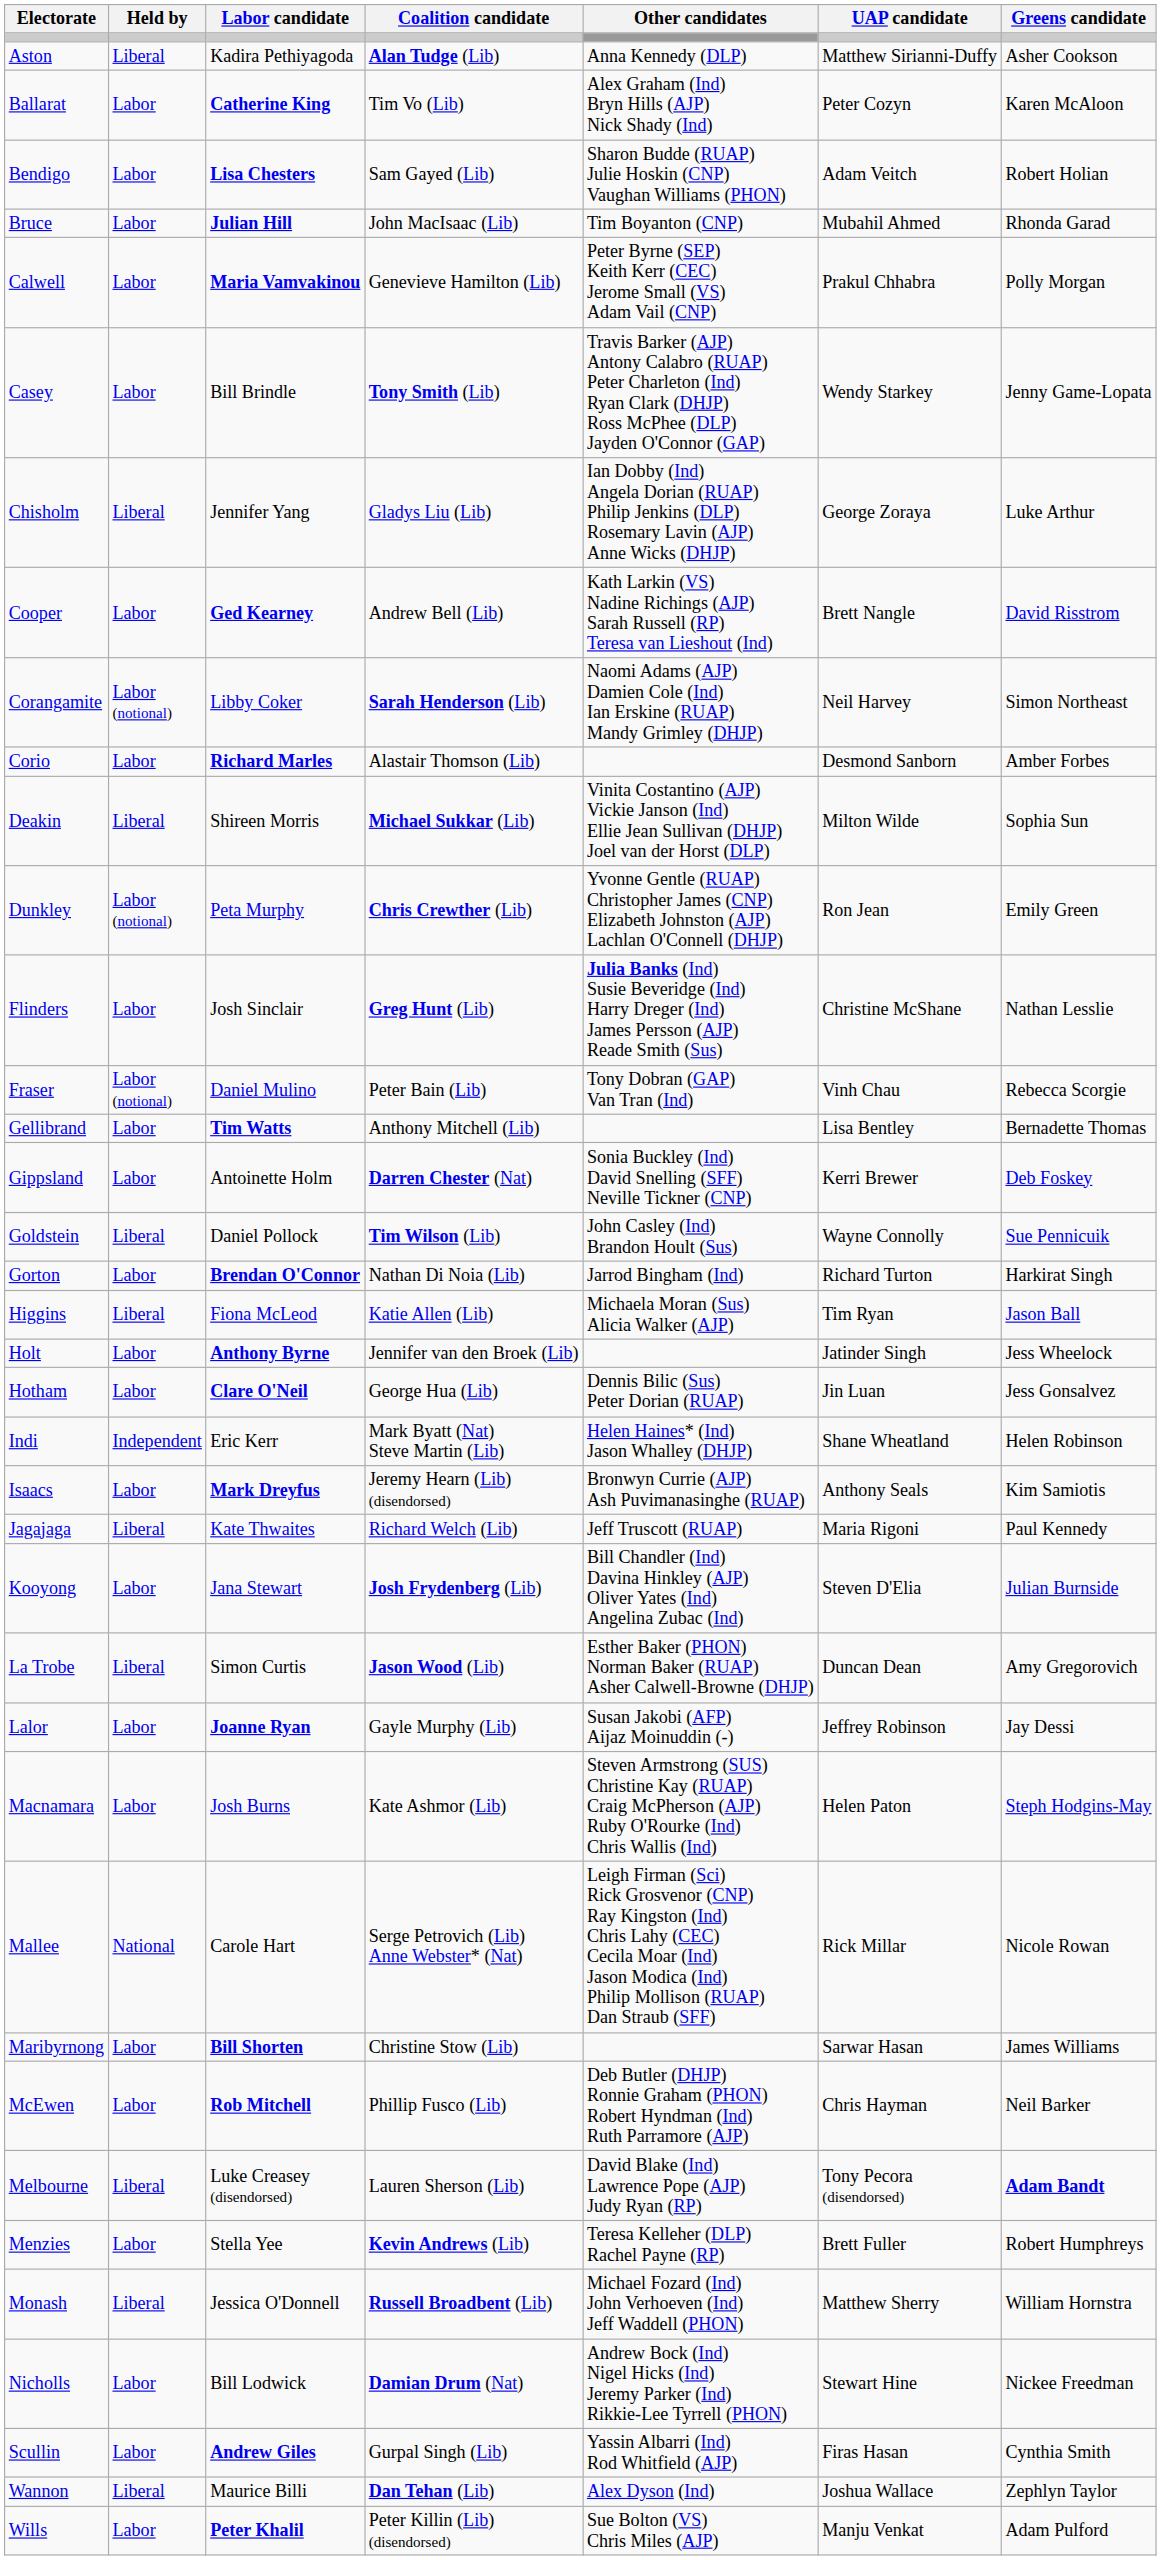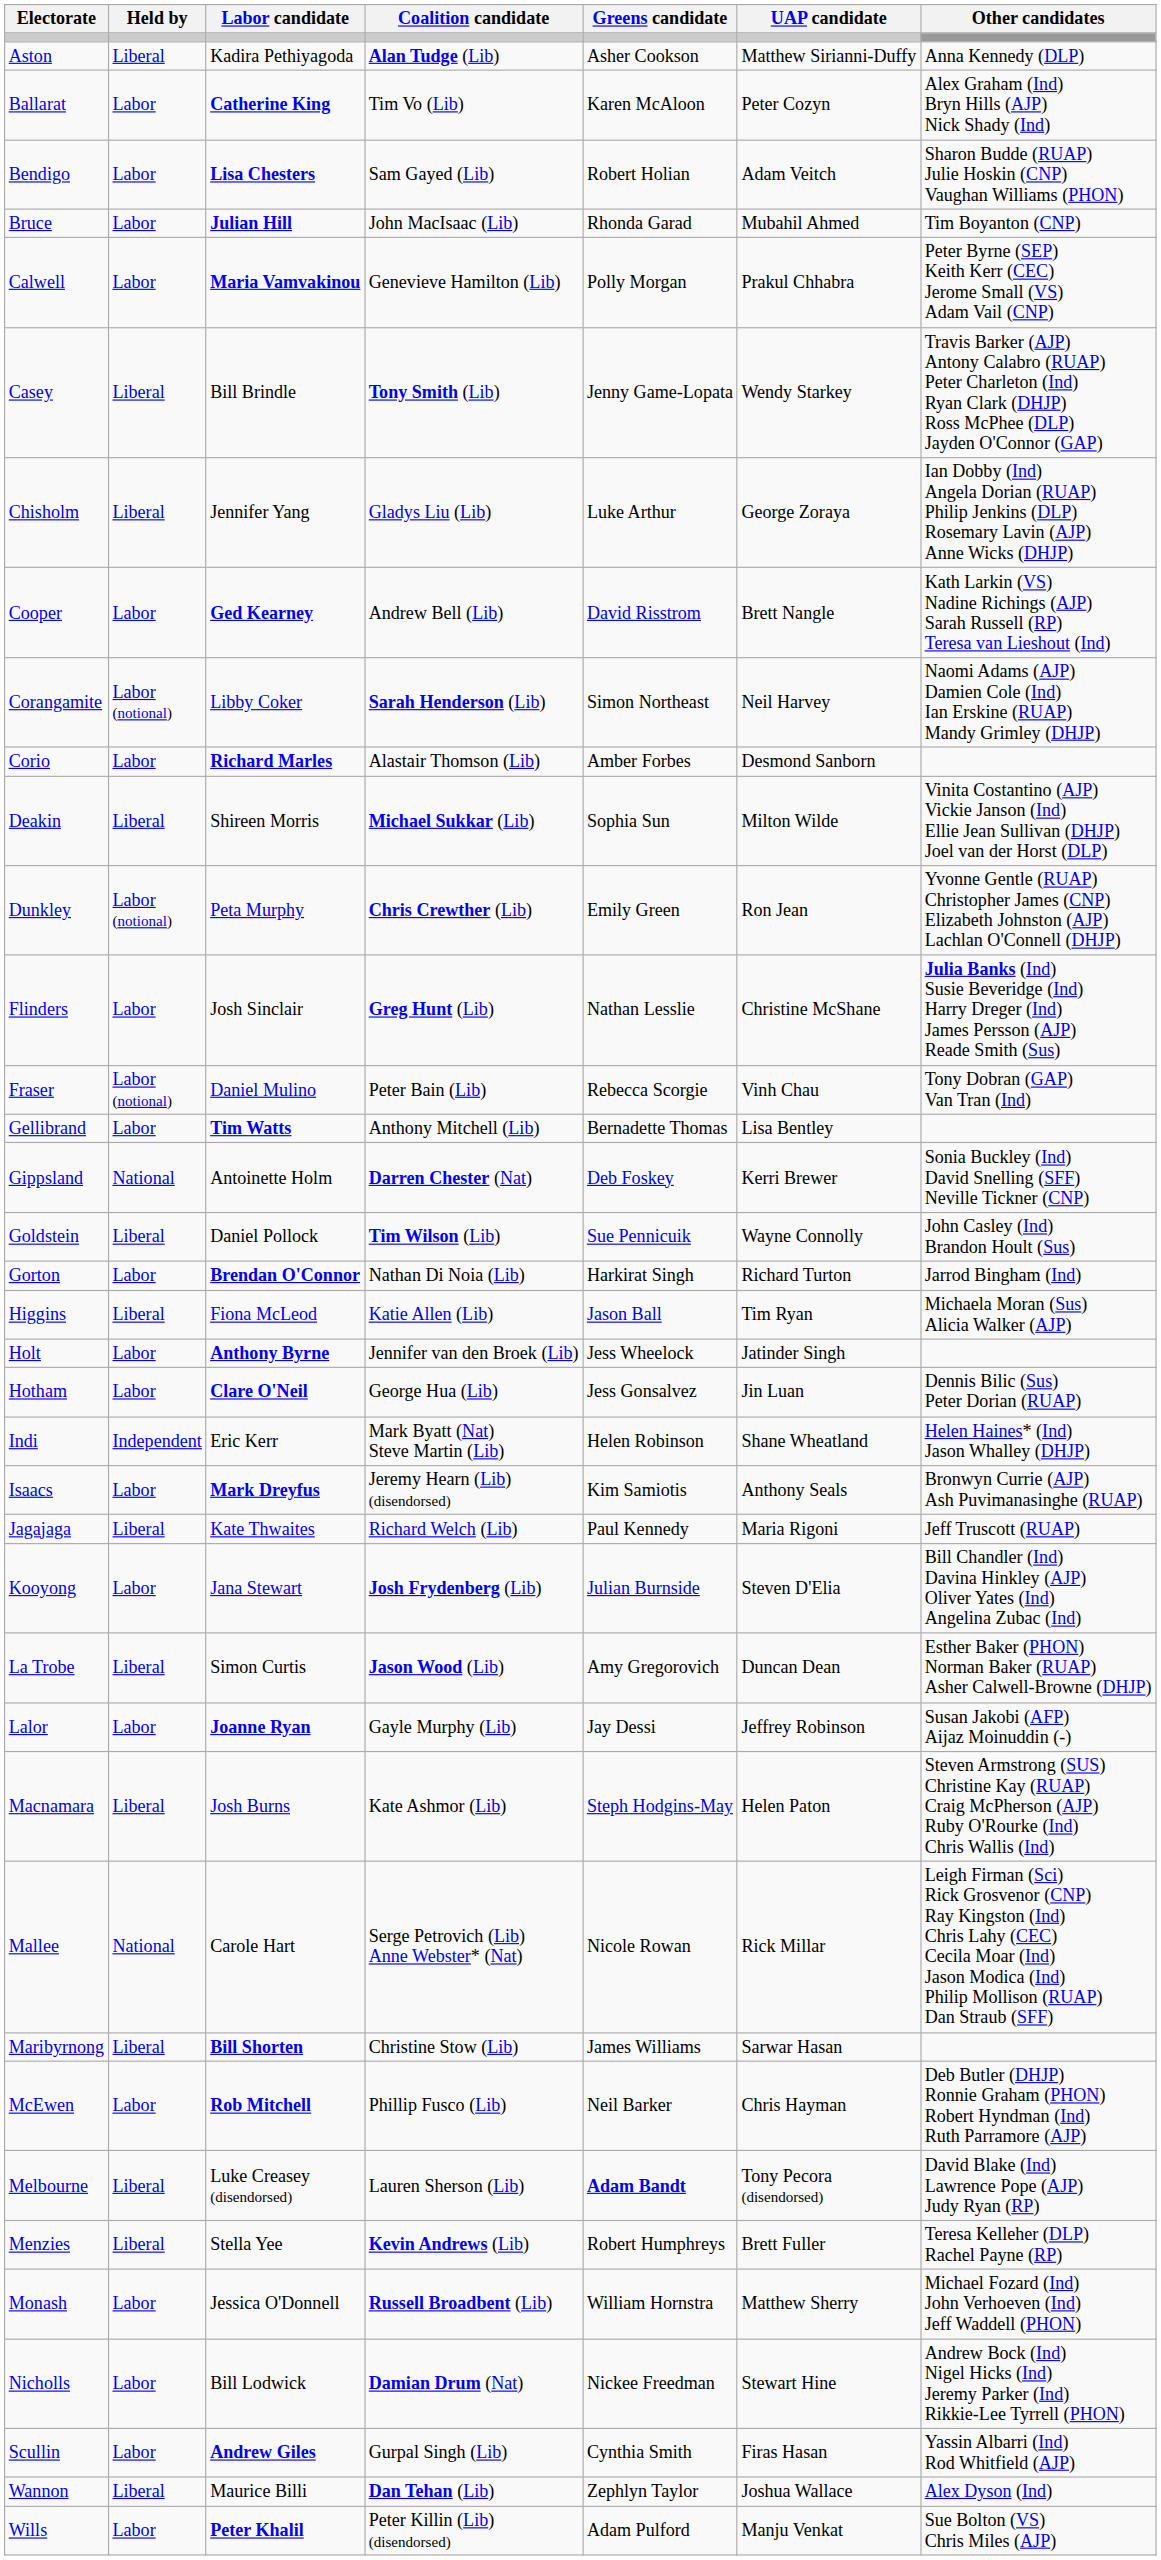columns swapped: (1079, 18) <-> (700, 18)
(134, 392) Labor -> (139, 392) Liberal
(134, 1177) Labor -> (144, 1177) National
(134, 1806) Labor -> (139, 1806) Liberal
(134, 2046) Labor -> (139, 2046) Liberal
(134, 2244) Labor -> (139, 2244) Liberal
(139, 2303) Liberal -> (134, 2303) Labor
